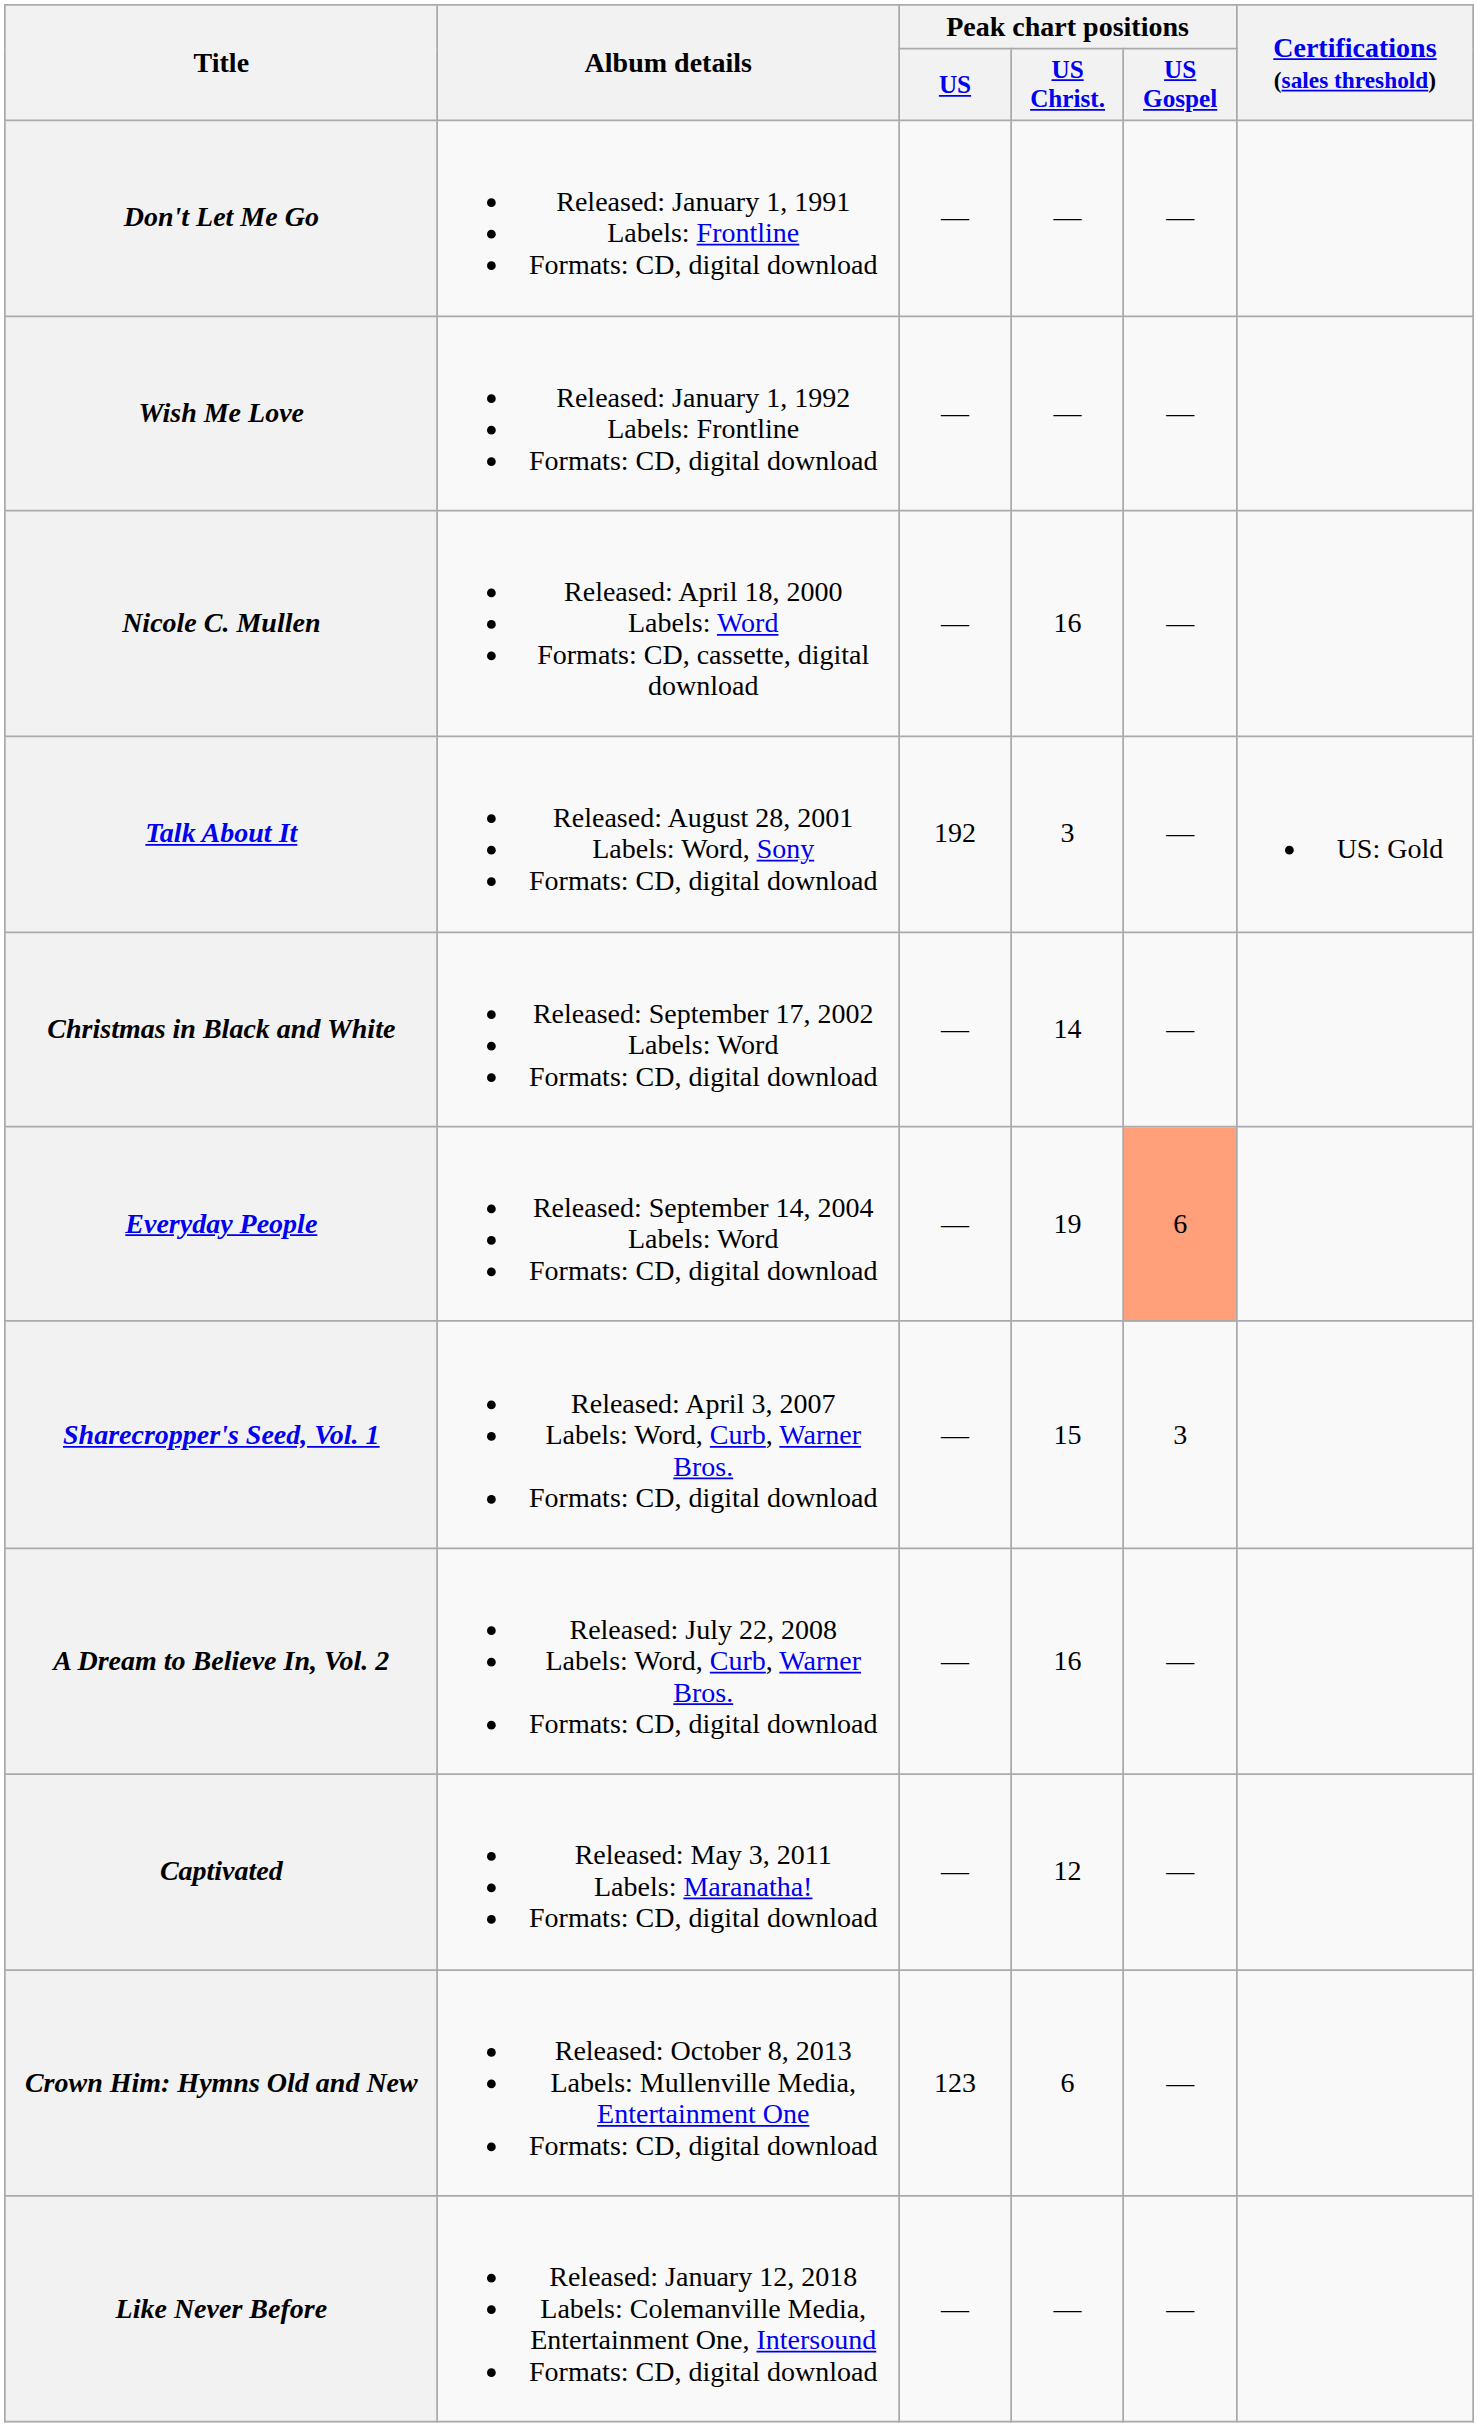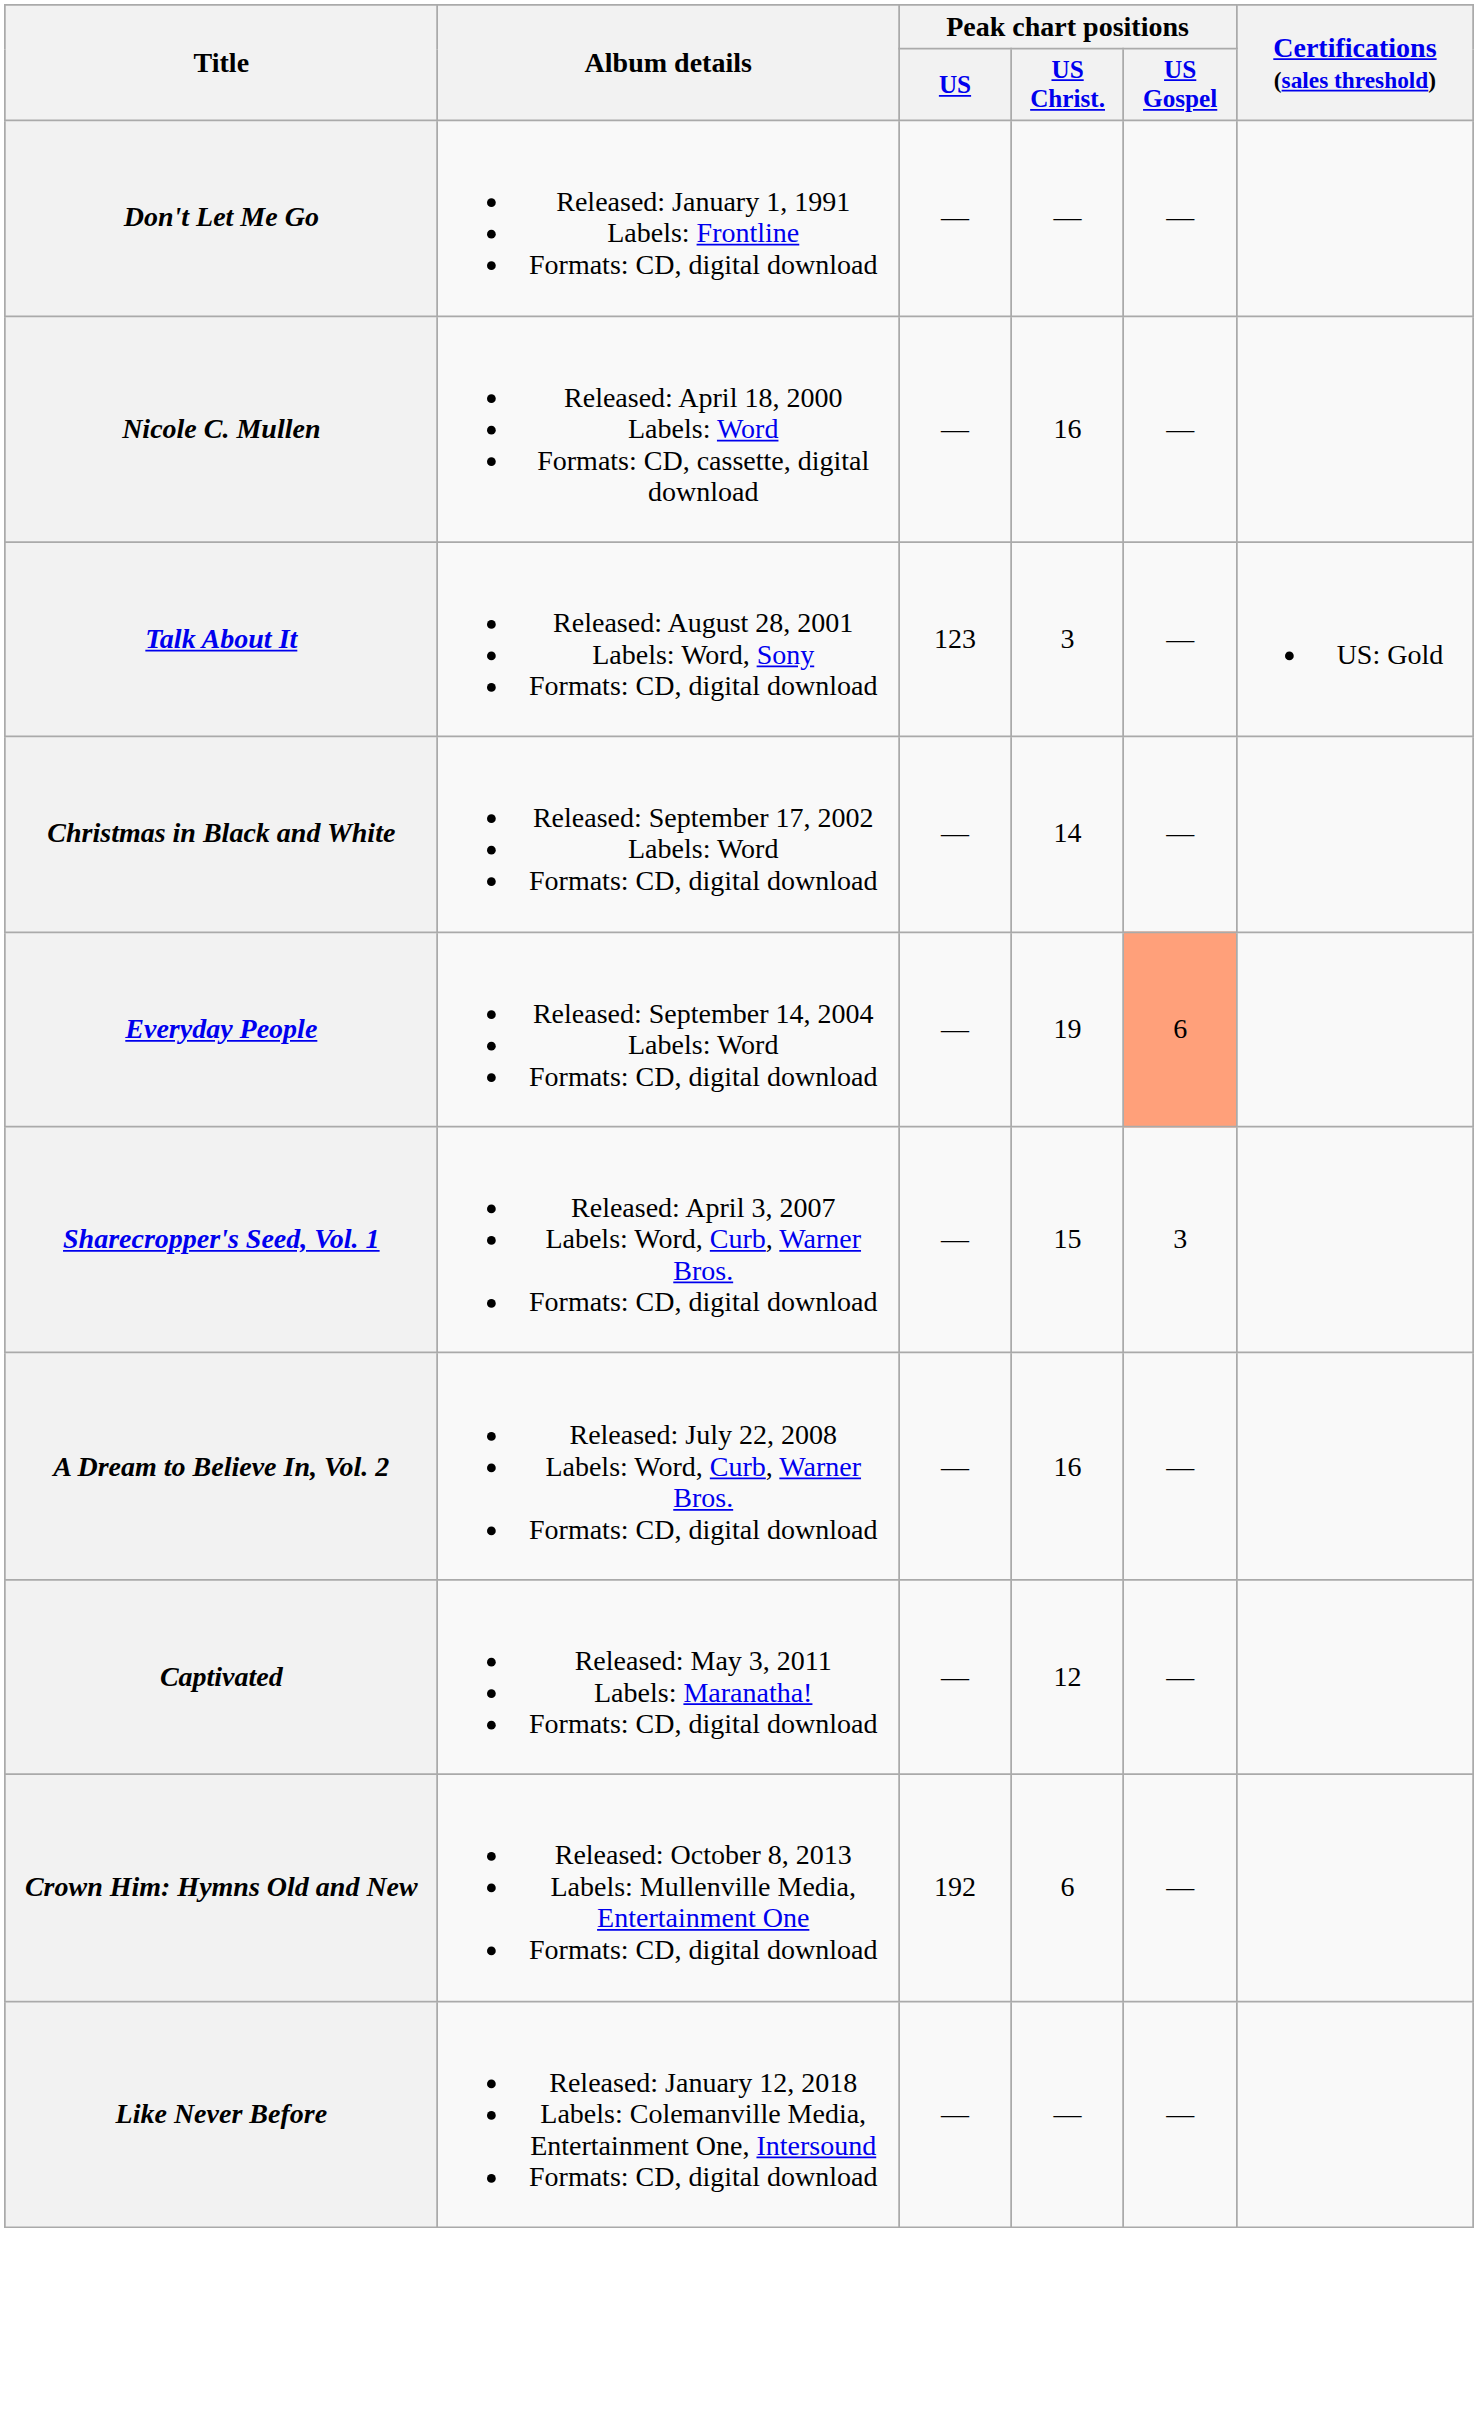- row: (221, 412)
(955, 833) 192 -> (955, 638) 123
(955, 2082) 123 -> (955, 1887) 192
